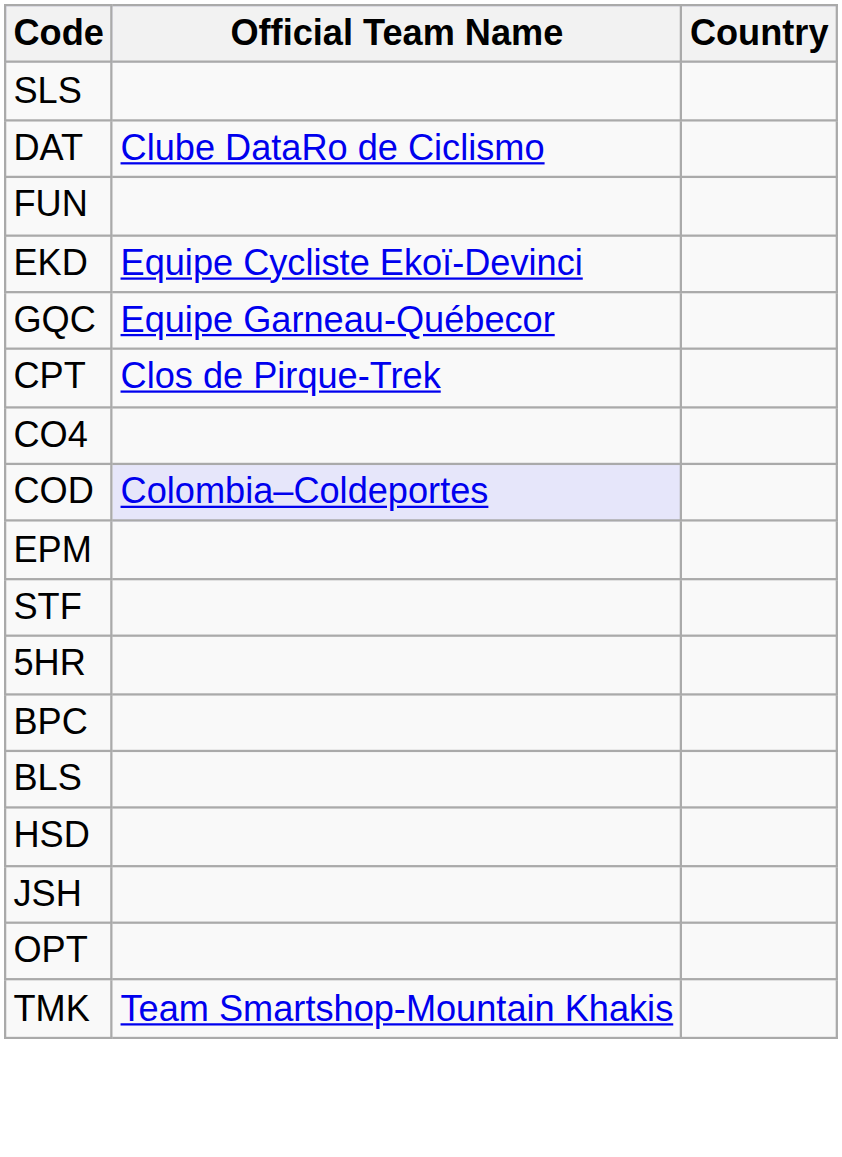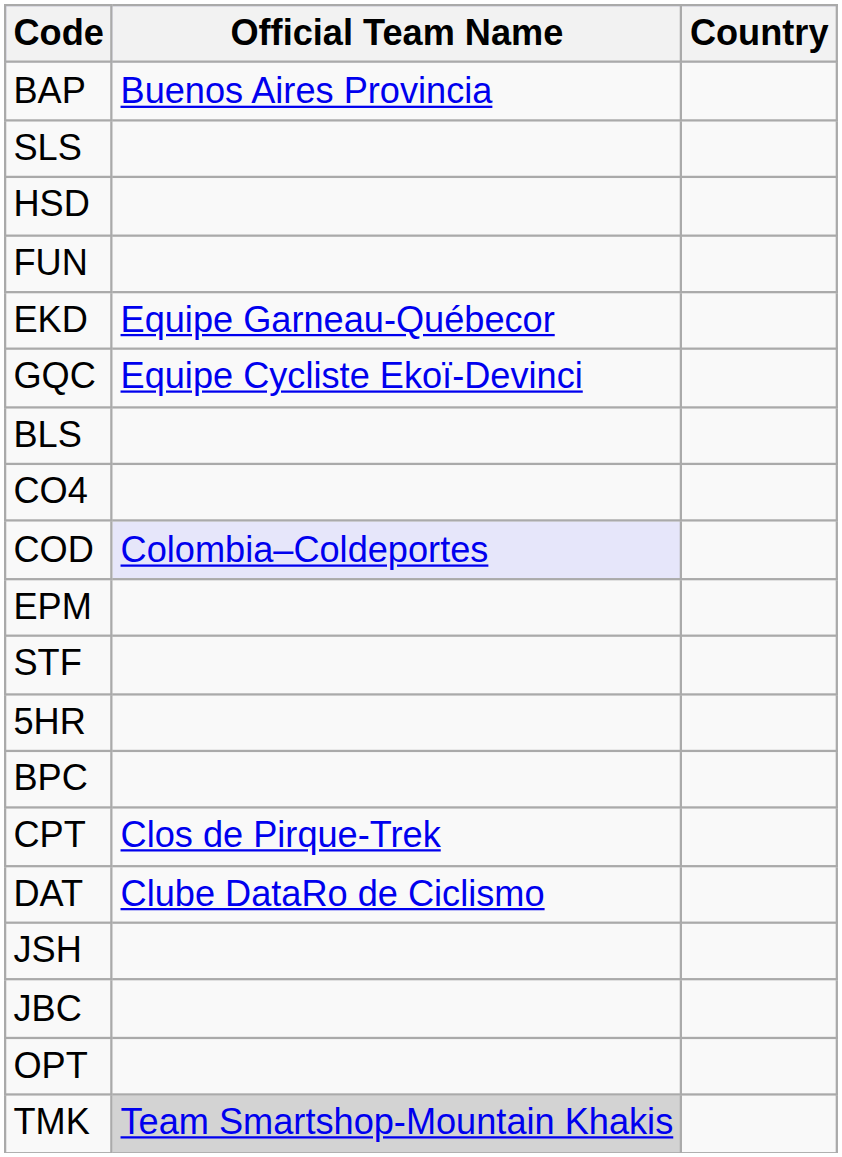+ row: (50, 90)
rows swapped: (48, 147) <-> (52, 836)
(352, 262) Equipe Cycliste Ekoï-Devinci -> (338, 319) Equipe Garneau-Québecor
(338, 319) Equipe Garneau-Québecor -> (352, 377) Equipe Cycliste Ekoï-Devinci
rows swapped: (50, 377) <-> (48, 778)
+ row: (48, 1008)
(397, 1008) no background -> (397, 1122) lightgrey background
